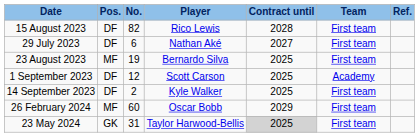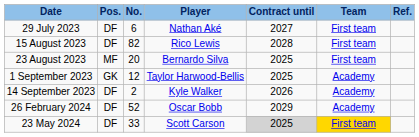rows swapped: (51, 44) <-> (51, 28)
(134, 60) 19 -> (134, 60) 20
(110, 76) DF -> (110, 76) GK
(195, 76) Scott Carson -> (195, 76) Taylor Harwood-Bellis
(282, 92) 2025 -> (282, 92) 2026
(354, 92) First team -> (354, 92) Academy
(110, 108) MF -> (110, 108) DF
(134, 108) 60 -> (134, 108) 52
(354, 108) First team -> (354, 108) Academy
(110, 124) GK -> (110, 124) DF
(134, 124) 31 -> (134, 124) 33
(195, 124) Taylor Harwood-Bellis -> (195, 124) Scott Carson
(354, 124) no background -> (354, 124) gold background
